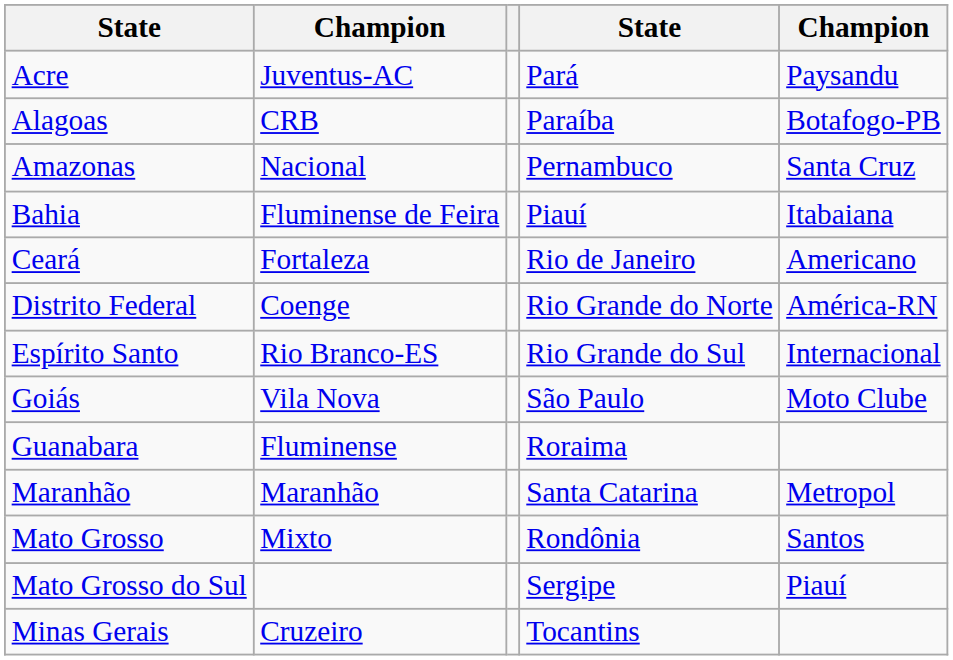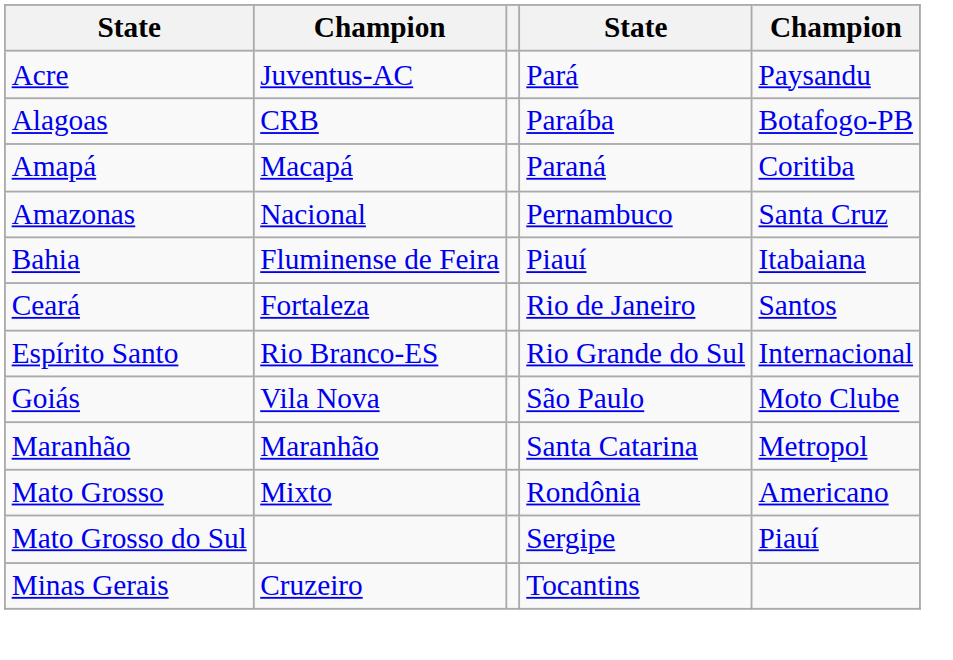+ row: (54, 167)
(851, 259) Americano -> (798, 306) Santos
- row: (104, 306)
- row: (75, 445)
(825, 538) Santos -> (824, 492) Americano
